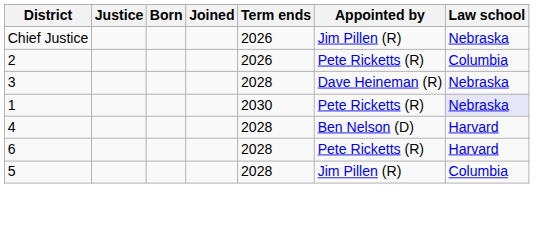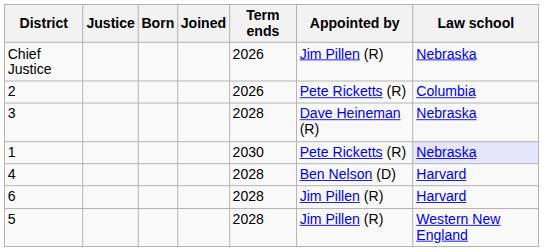(371, 149) Pete Ricketts (R) -> (342, 197) Jim Pillen (R)
(478, 171) Columbia -> (458, 227) Western New England
